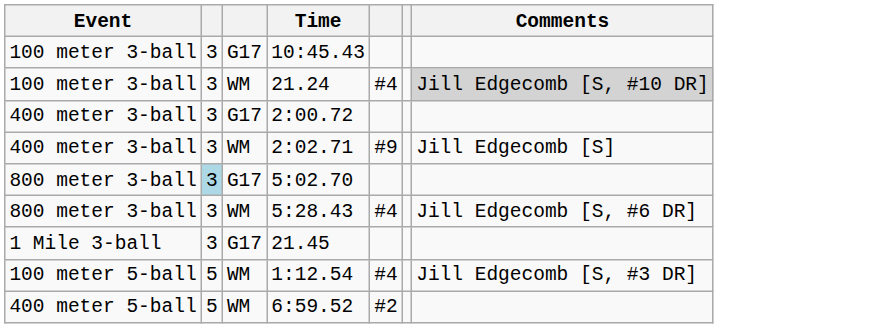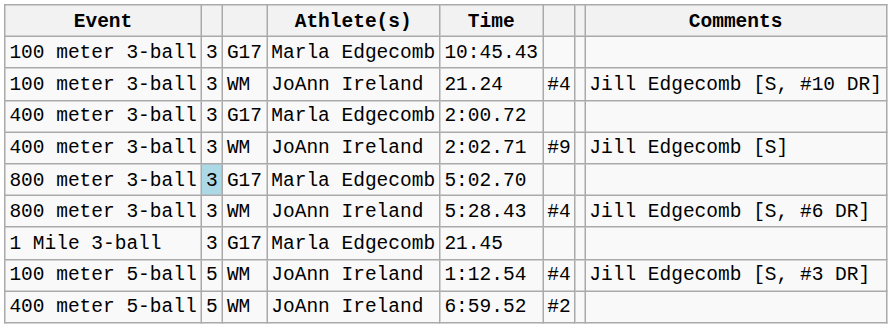+ column: (353, 21)
(562, 84) lightgrey background -> (736, 84) no background
